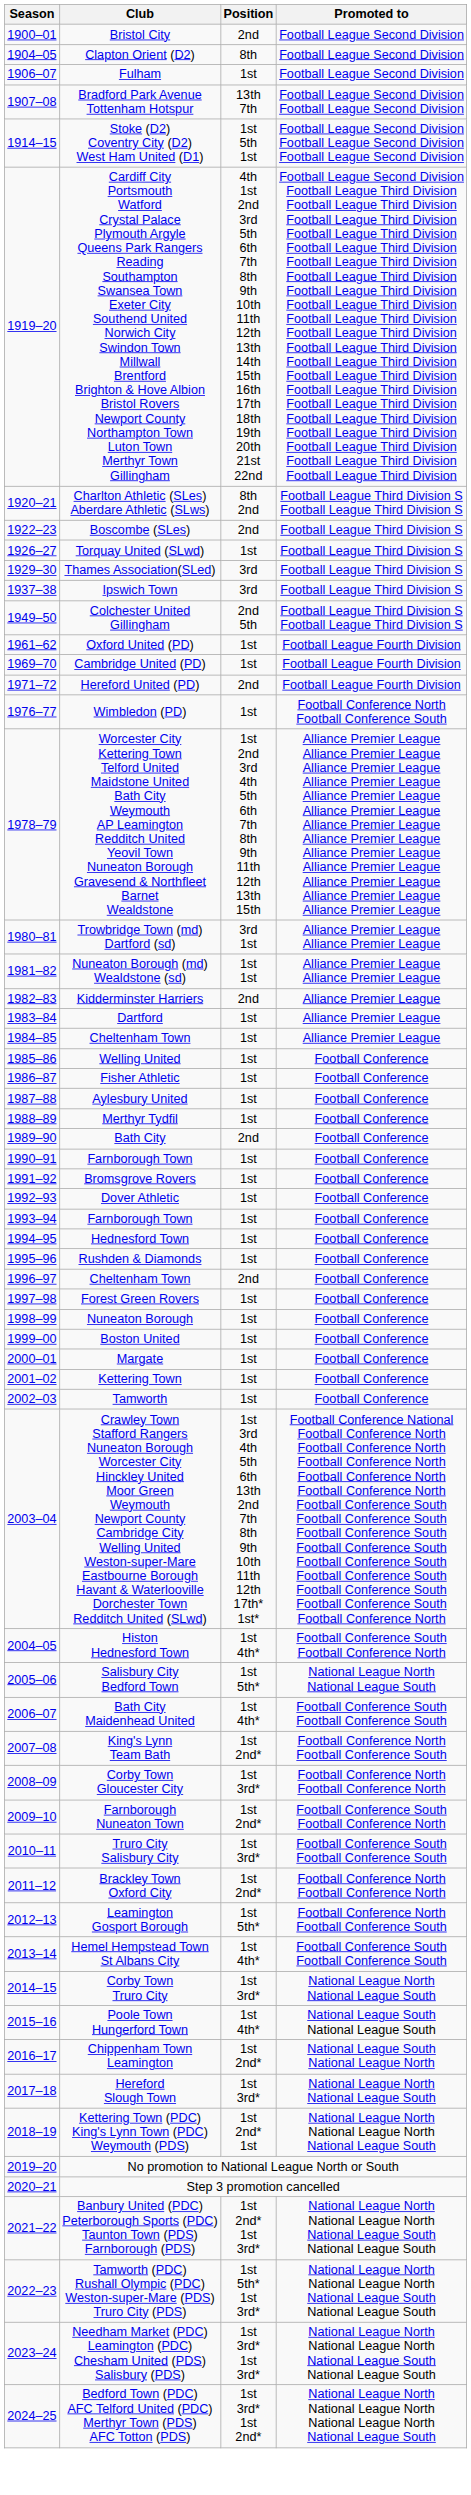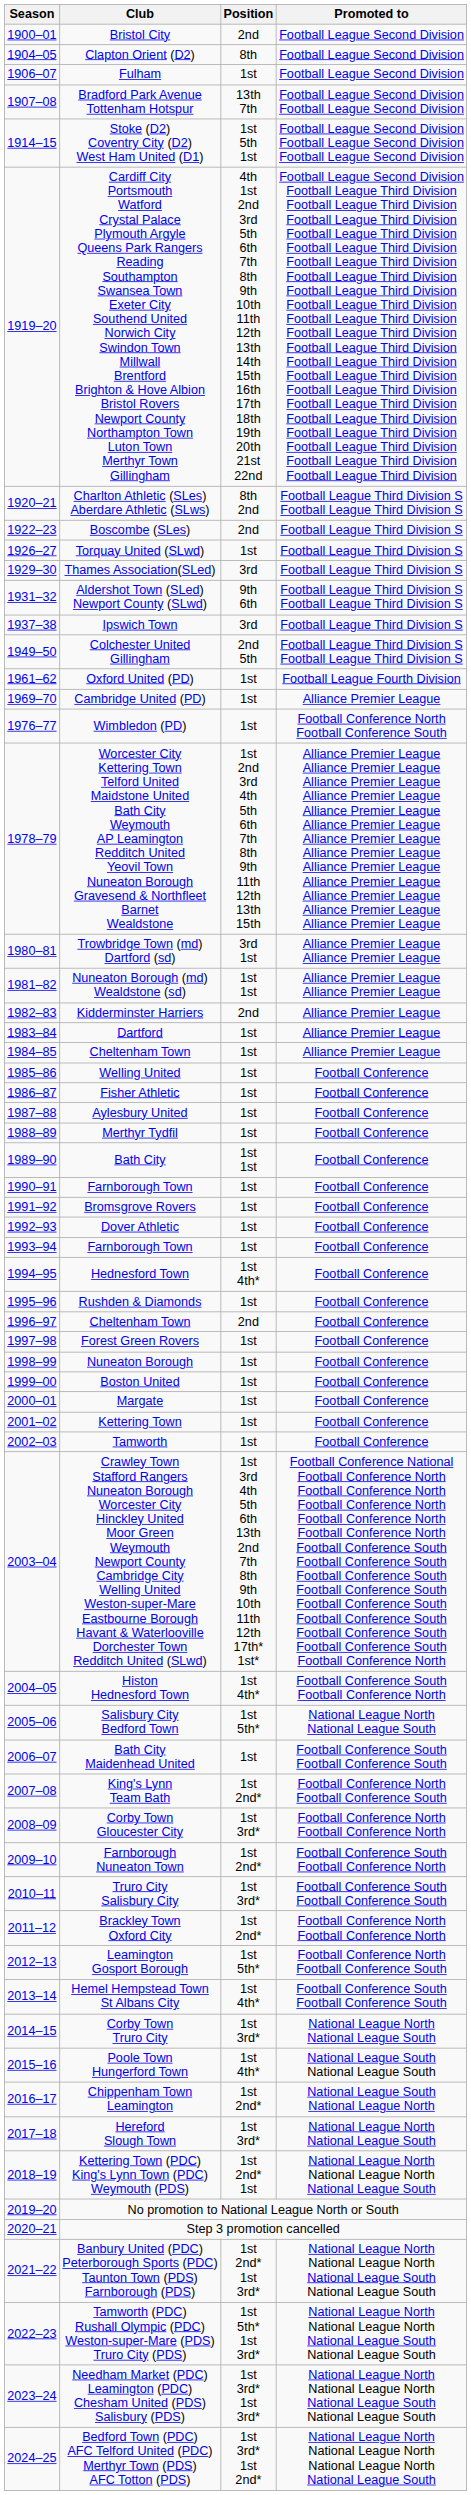+ row: (32, 597)
(372, 664) Football League Fourth Division -> (372, 699) Alliance Premier League
- row: (32, 684)
(248, 1138) 2nd -> (248, 1160) 1st 1st
(248, 1239) 1st -> (248, 1274) 1st 4th*
(248, 1714) 1st 4th* -> (248, 1756) 1st
